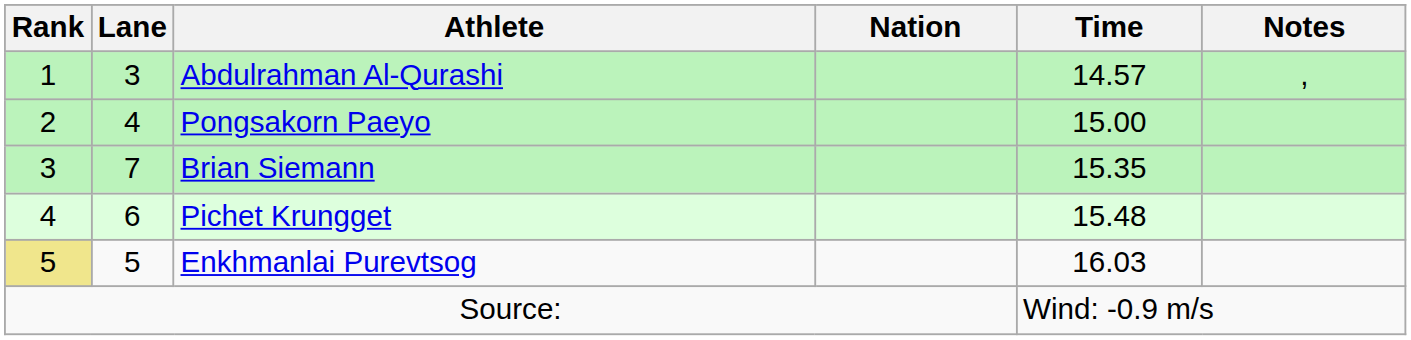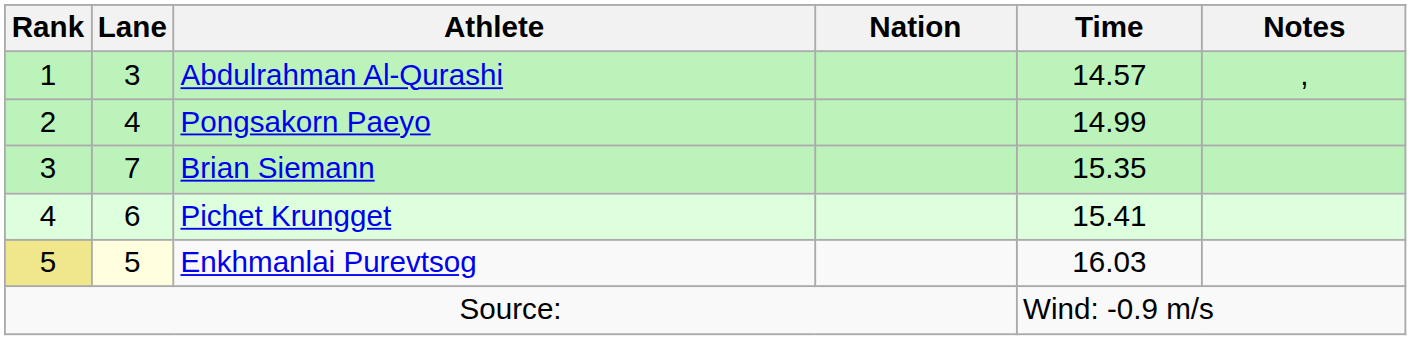(1109, 121) 15.00 -> (1109, 121) 14.99
(1109, 215) 15.48 -> (1109, 215) 15.41
(132, 262) no background -> (132, 262) lightyellow background
